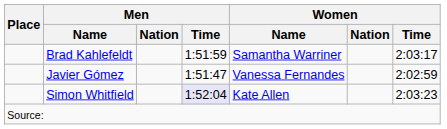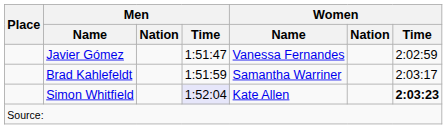rows swapped: (85, 75) <-> (89, 55)
(416, 94) normal -> (417, 94) bold
